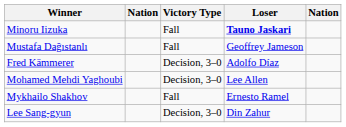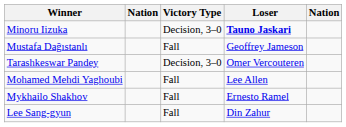(171, 29) Fall -> (192, 29) Decision, 3–0
- row: (40, 63)
+ row: (53, 63)
(192, 79) Decision, 3–0 -> (171, 79) Fall
(192, 113) Decision, 3–0 -> (171, 113) Fall
